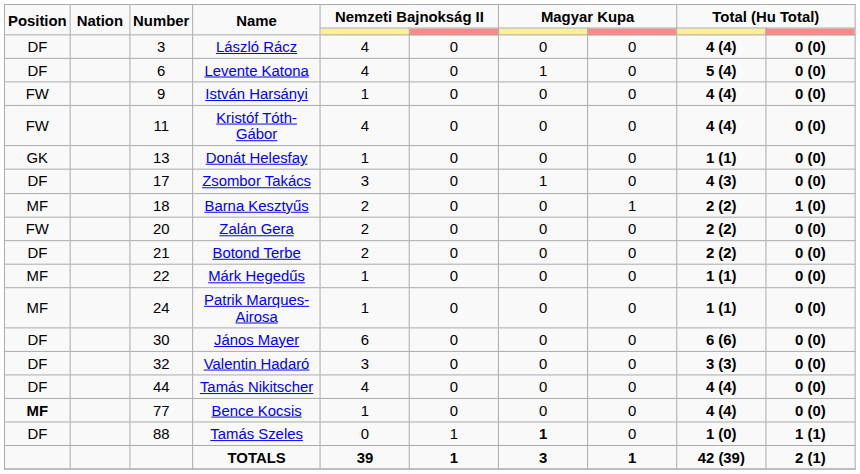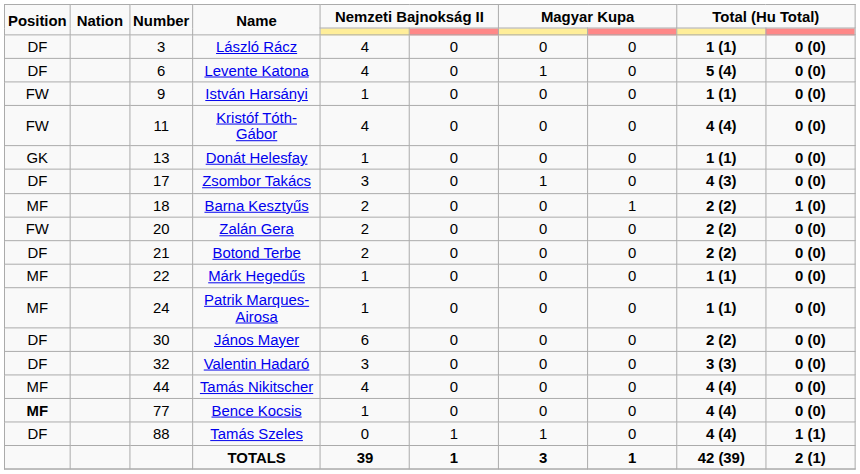(721, 47) 4 (4) -> (721, 47) 1 (1)
(721, 94) 4 (4) -> (721, 94) 1 (1)
(721, 340) 6 (6) -> (721, 340) 2 (2)
(37, 387) DF -> (37, 387) MF
(543, 434) bold -> (543, 434) normal
(721, 434) 1 (0) -> (721, 434) 4 (4)
